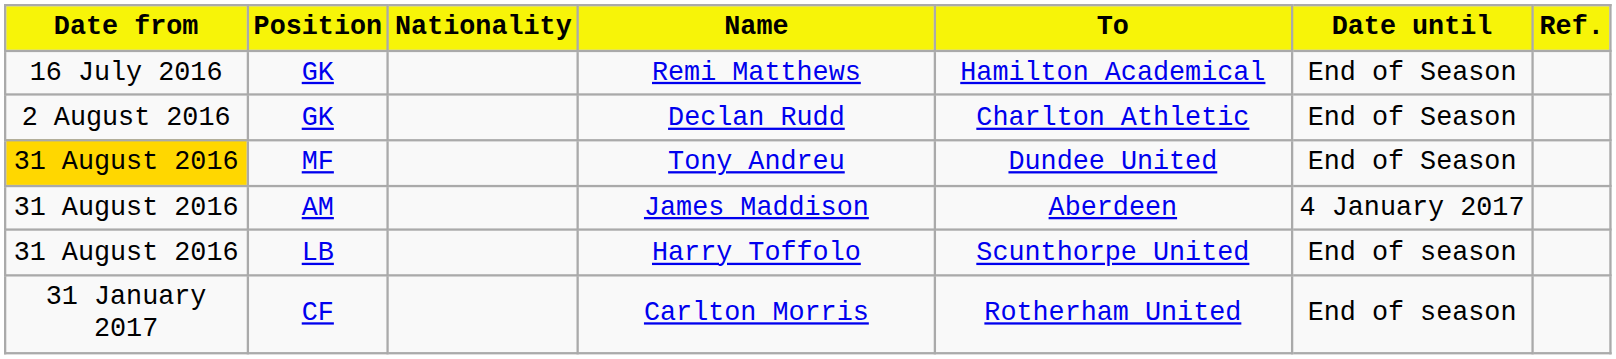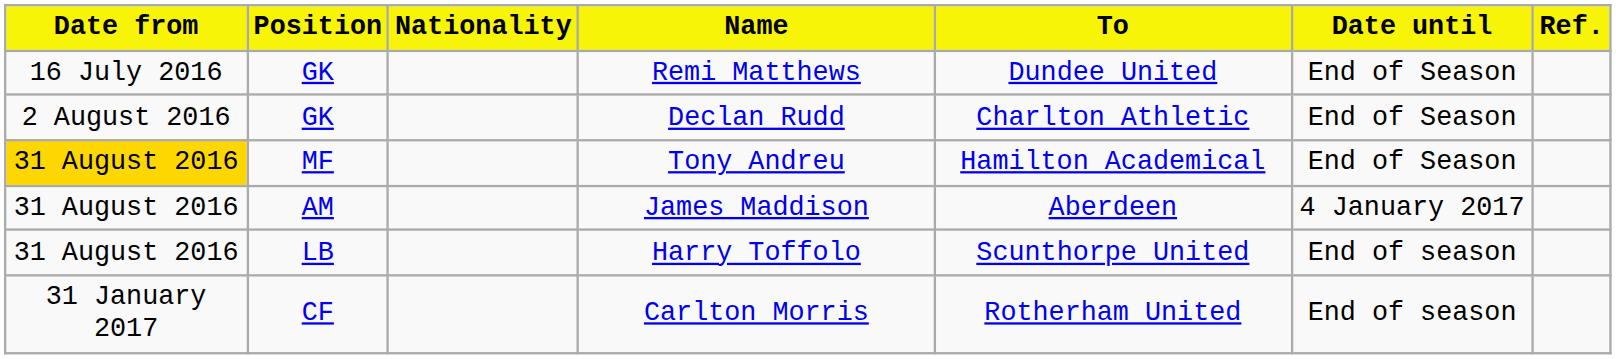(1113, 72) Hamilton Academical -> (1113, 72) Dundee United
(1113, 162) Dundee United -> (1113, 162) Hamilton Academical
